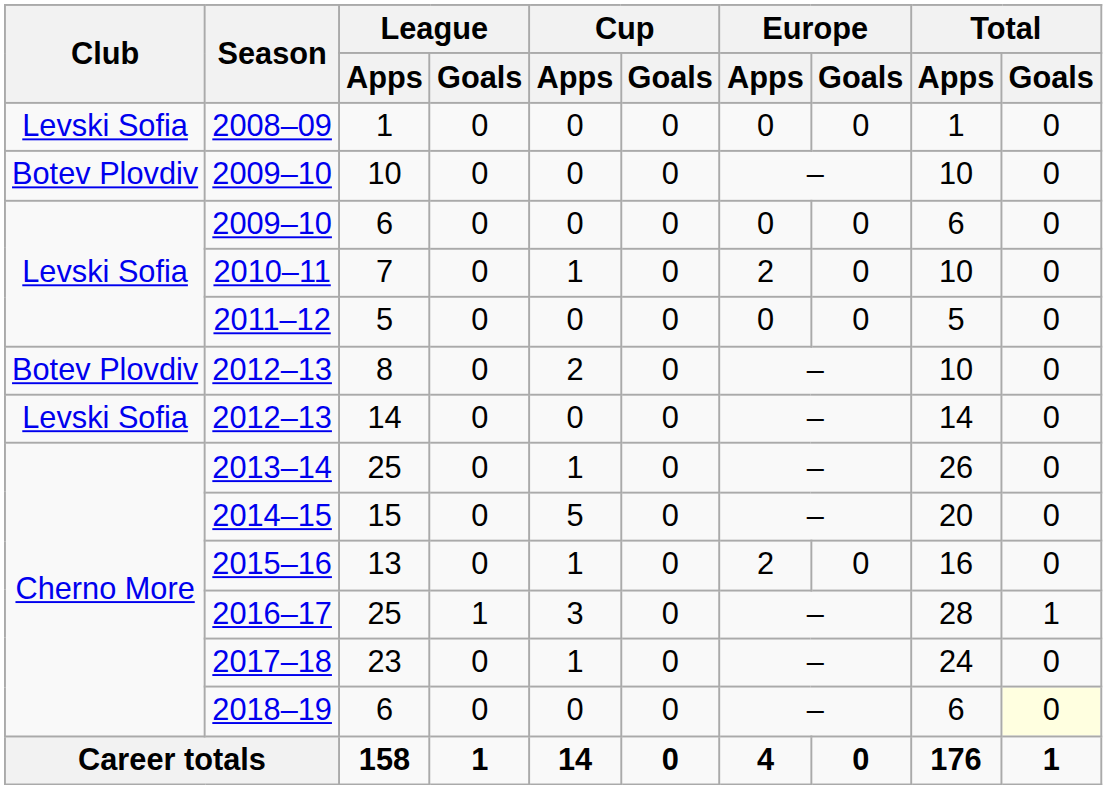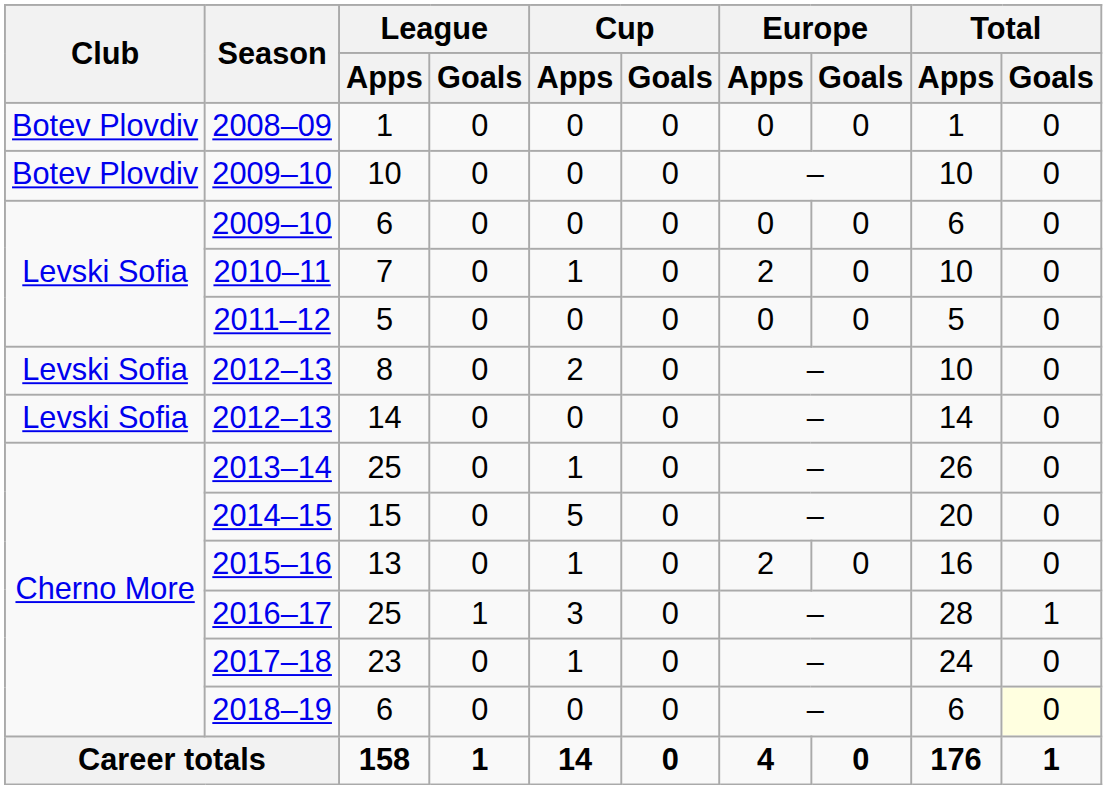(105, 126) Levski Sofia -> (105, 126) Botev Plovdiv
(105, 369) Botev Plovdiv -> (105, 369) Levski Sofia
